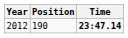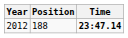(40, 26) 190 -> (40, 26) 188
